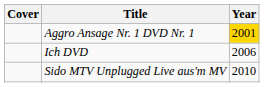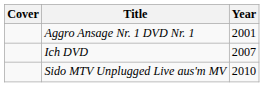(244, 33) gold background -> (244, 33) no background
(244, 52) 2006 -> (244, 52) 2007
